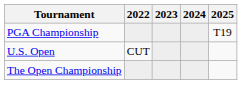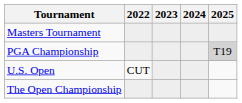+ row: (54, 32)
(222, 32) no background -> (222, 51) lightgrey background
